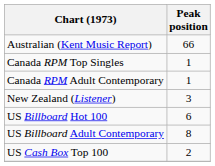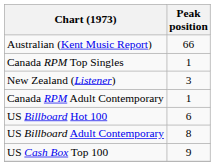rows swapped: (85, 80) <-> (61, 98)
(189, 152) 2 -> (189, 152) 9
